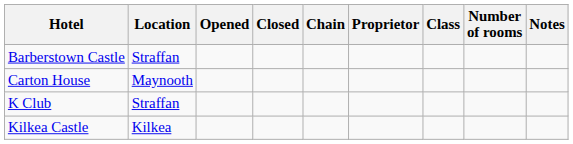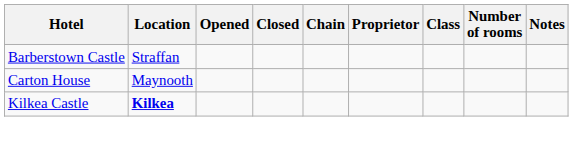- row: (30, 103)
(152, 127) normal -> (153, 103) bold
